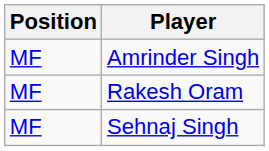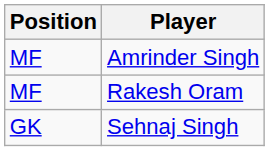(26, 127) MF -> (26, 127) GK
